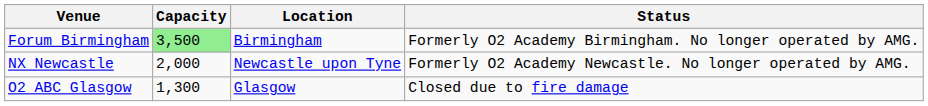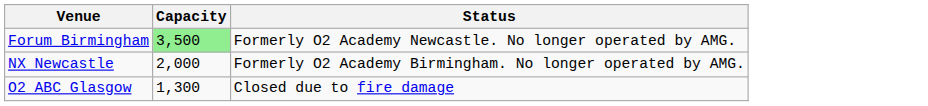- column: (317, 17)
(664, 40) Formerly O2 Academy Birmingham. No longer operated by AMG. -> (485, 40) Formerly O2 Academy Newcastle. No longer operated by AMG.
(659, 64) Formerly O2 Academy Newcastle. No longer operated by AMG. -> (489, 64) Formerly O2 Academy Birmingham. No longer operated by AMG.
